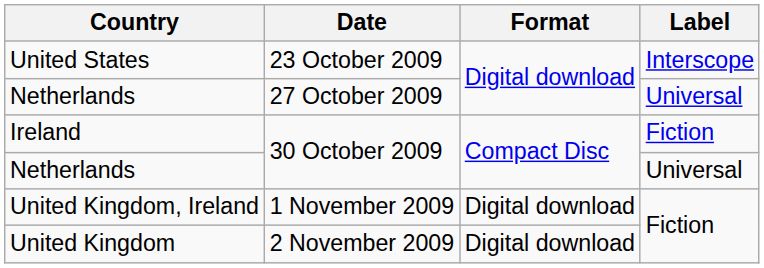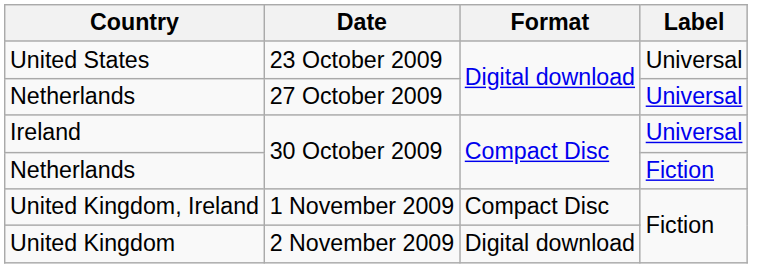(700, 59) Interscope -> (694, 59) Universal
(680, 133) Fiction -> (694, 133) Universal
(694, 170) Universal -> (680, 170) Fiction
(550, 206) Digital download -> (537, 206) Compact Disc
